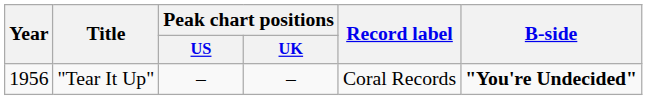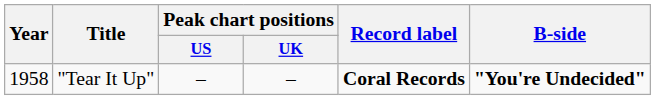(29, 78) 1956 -> (29, 78) 1958
(400, 78) normal -> (404, 78) bold
